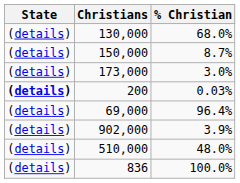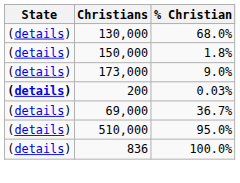(218, 53) 8.7% -> (218, 53) 1.8%
(218, 72) 3.0% -> (218, 72) 9.0%
(214, 110) 96.4% -> (214, 110) 36.7%
- row: (123, 130)
(214, 149) 48.0% -> (214, 130) 95.0%
